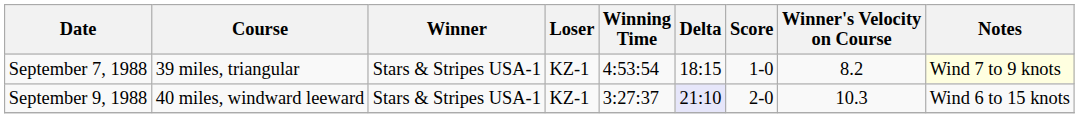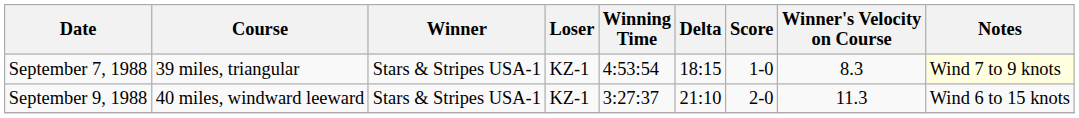(852, 68) 8.2 -> (852, 68) 8.3
(700, 98) lavender background -> (700, 98) no background
(852, 98) 10.3 -> (852, 98) 11.3
